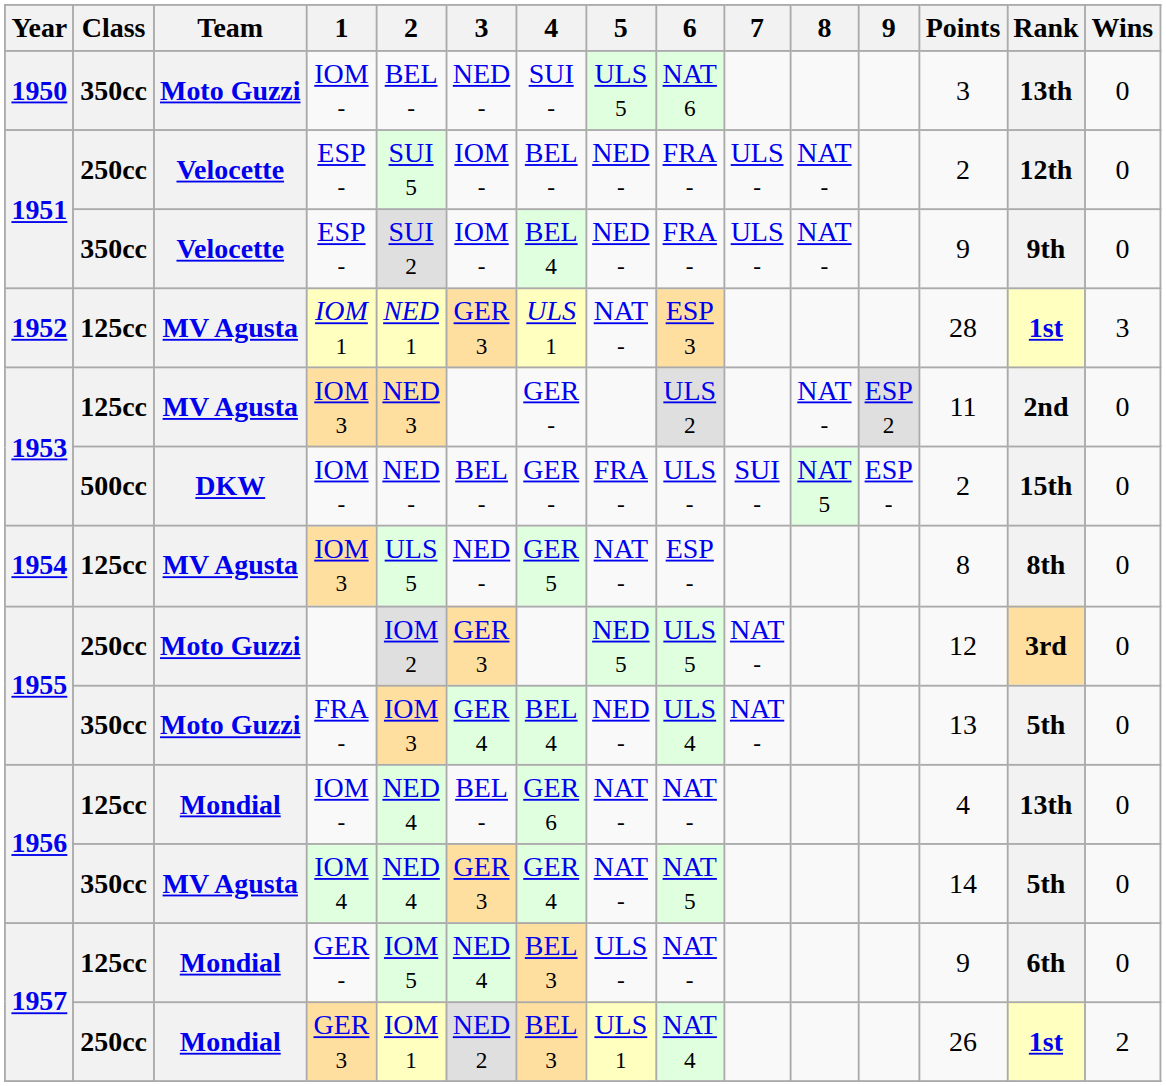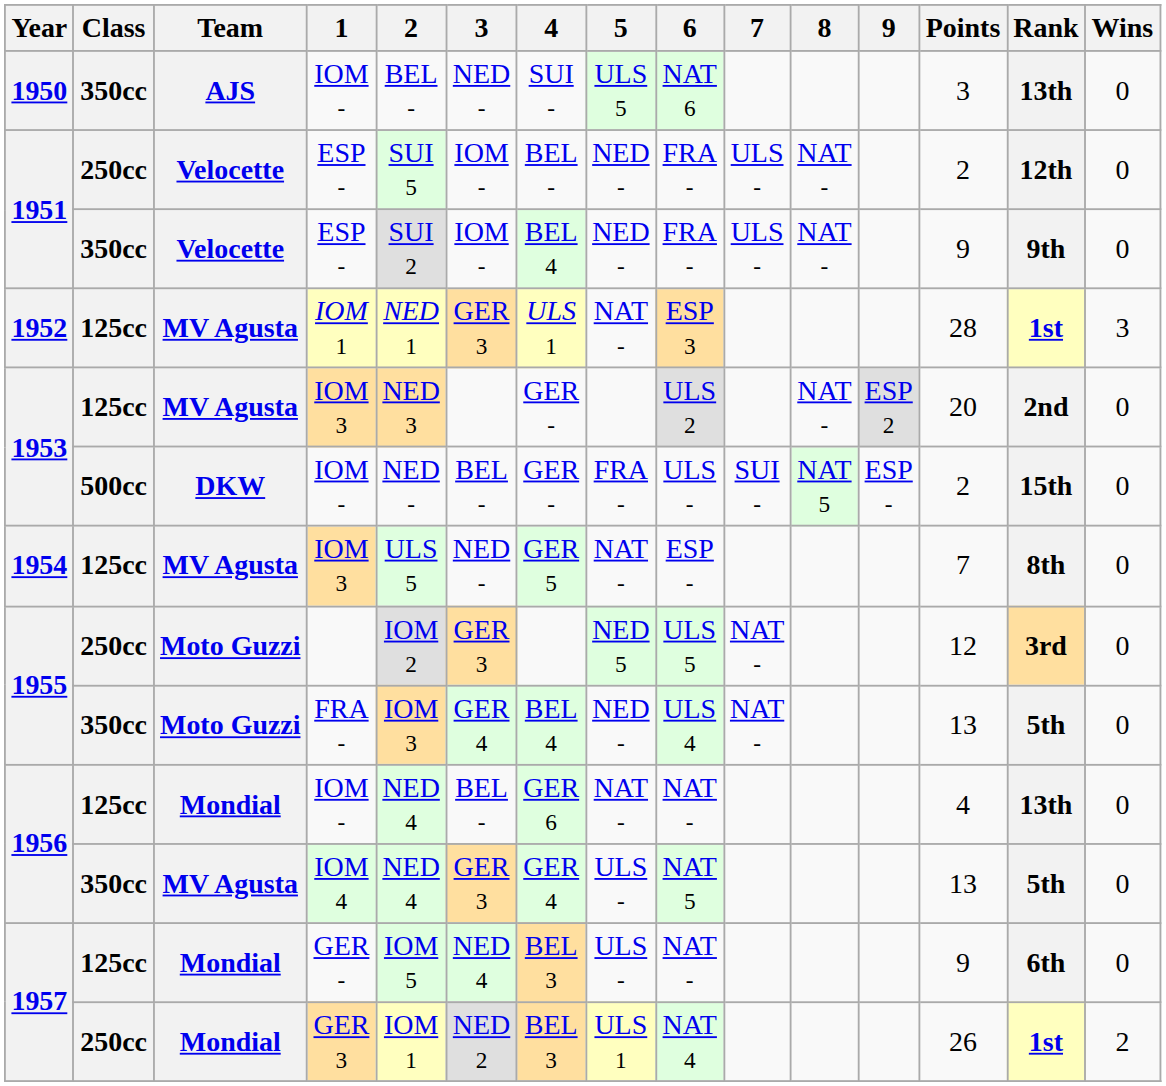(230, 90) Moto Guzzi -> (230, 90) AJS
(963, 407) 11 -> (963, 407) 20
(963, 565) 8 -> (963, 565) 7
(621, 882) NAT - -> (621, 882) ULS -
(963, 882) 14 -> (963, 882) 13
